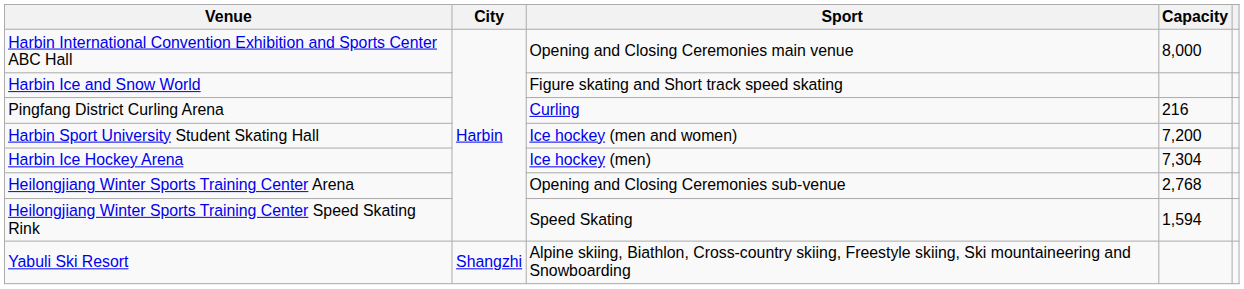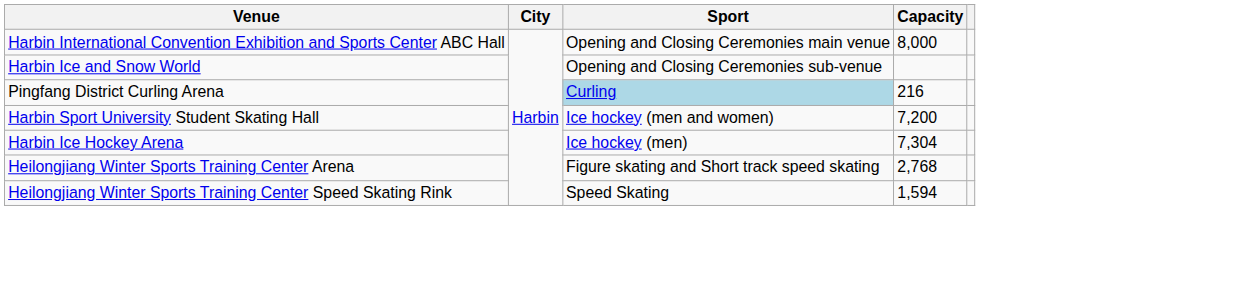(686, 85) Figure skating and Short track speed skating -> (724, 67) Opening and Closing Ceremonies sub-venue
(555, 110) no background -> (591, 92) lightblue background
(688, 185) Opening and Closing Ceremonies sub-venue -> (723, 167) Figure skating and Short track speed skating
- row: (68, 262)
